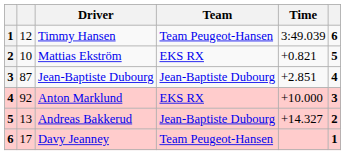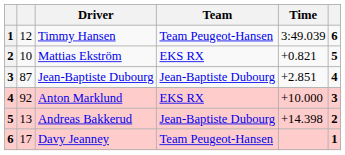(302, 119) +14.327 -> (302, 119) +14.398
